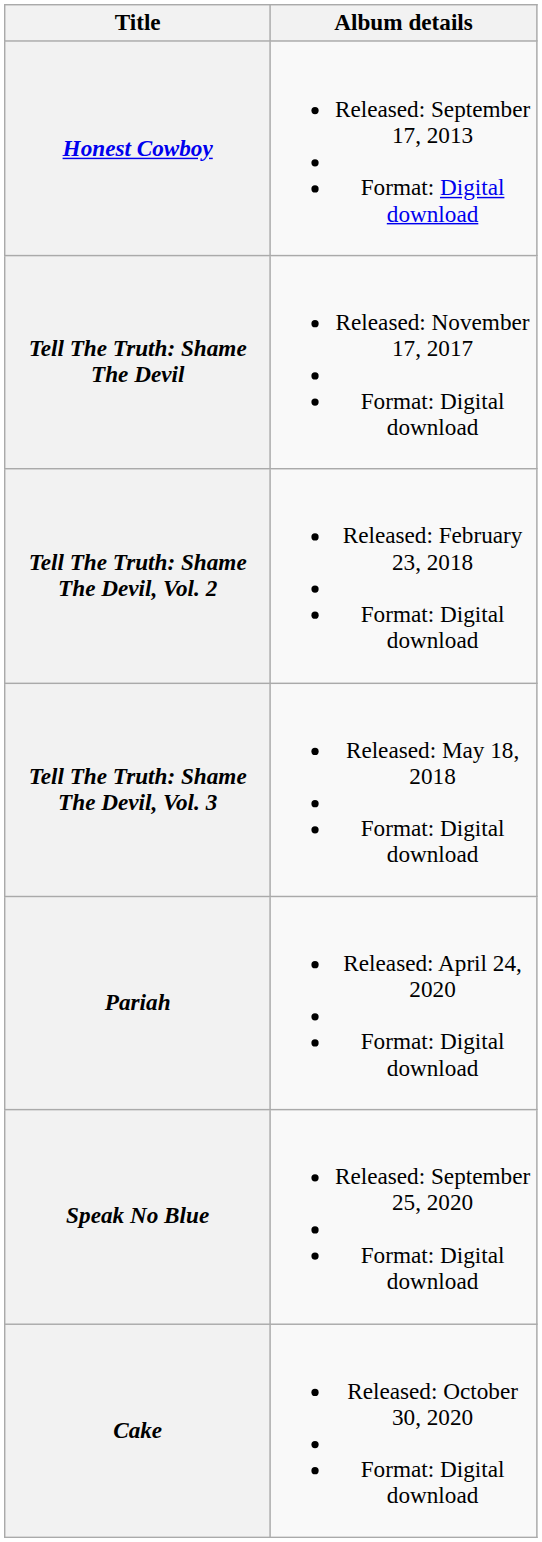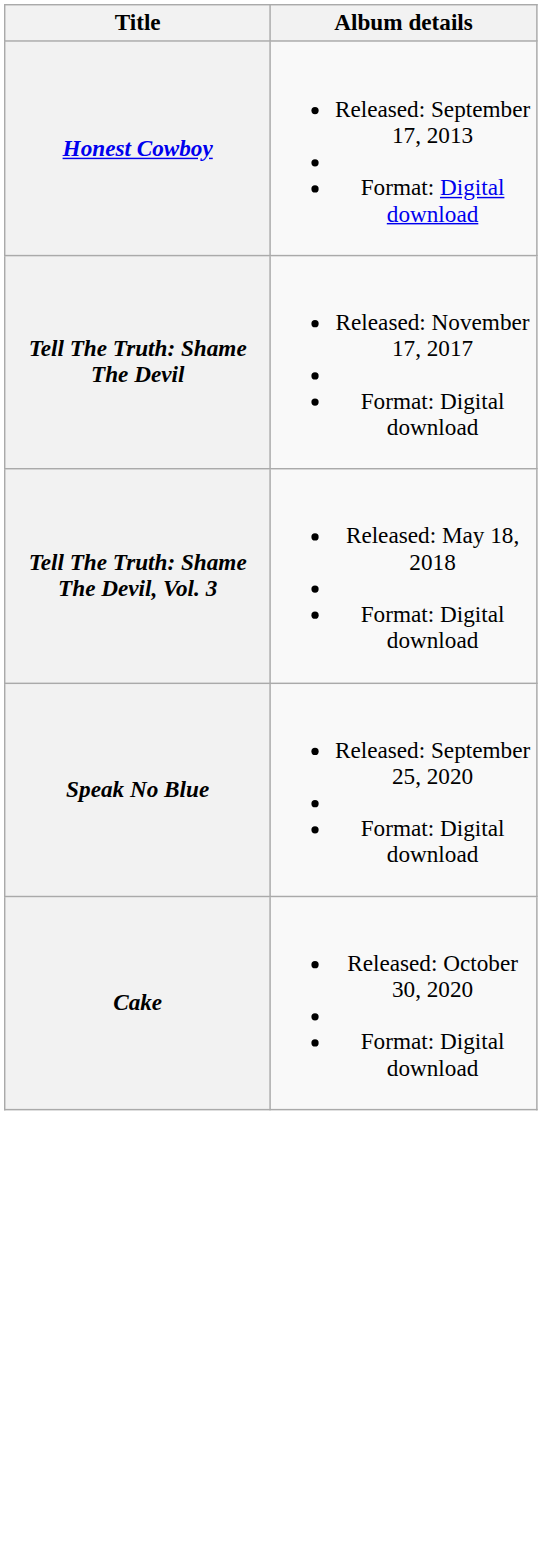- row: (138, 575)
- row: (138, 1002)
